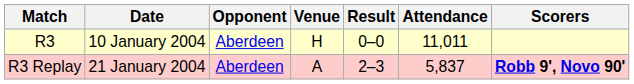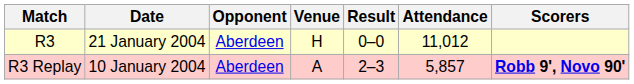(147, 41) 10 January 2004 -> (147, 41) 21 January 2004
(445, 41) 11,011 -> (445, 41) 11,012
(147, 66) 21 January 2004 -> (147, 66) 10 January 2004
(445, 66) 5,837 -> (445, 66) 5,857
